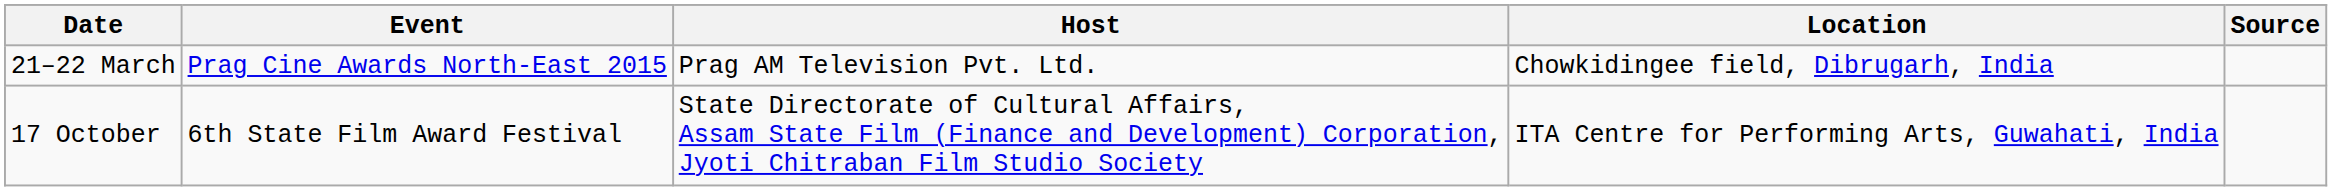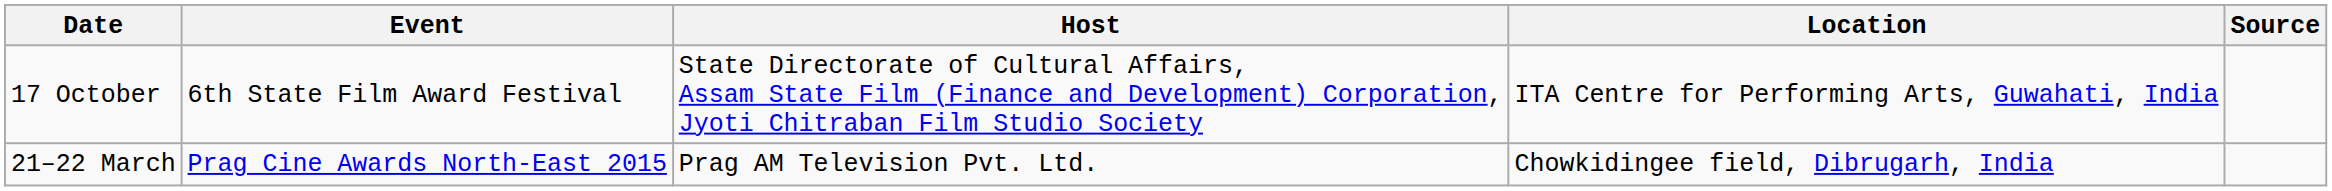rows swapped: (93, 66) <-> (86, 135)
